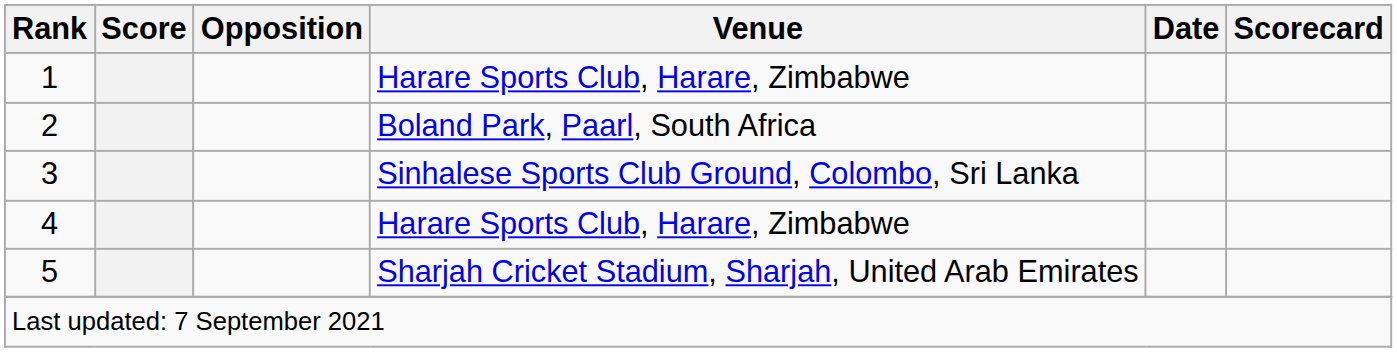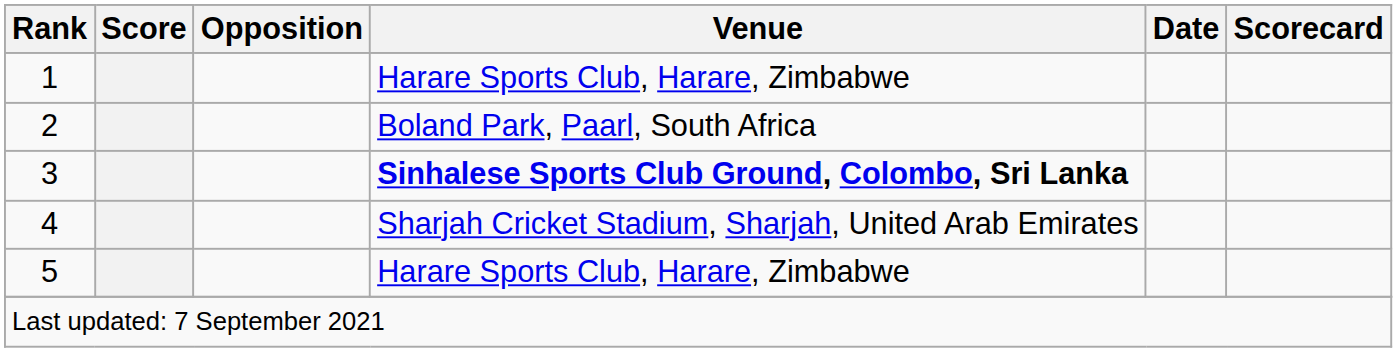(728, 175) normal -> (753, 175) bold
(643, 223) Harare Sports Club, Harare, Zimbabwe -> (758, 223) Sharjah Cricket Stadium, Sharjah, United Arab Emirates
(758, 272) Sharjah Cricket Stadium, Sharjah, United Arab Emirates -> (643, 272) Harare Sports Club, Harare, Zimbabwe
